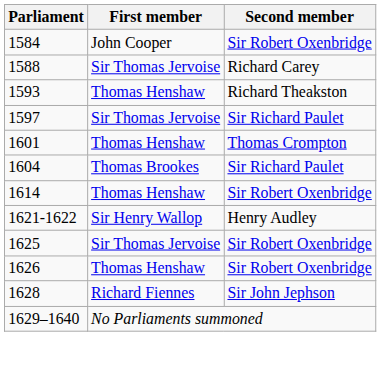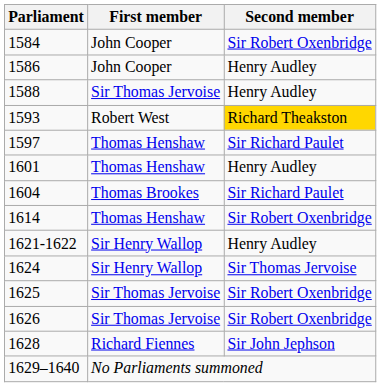+ row: (24, 67)
(273, 67) Richard Carey -> (272, 92) Henry Audley
(148, 92) Thomas Henshaw -> (130, 117) Robert West
(287, 92) no background -> (287, 117) gold background
(156, 117) Sir Thomas Jervoise -> (148, 142) Thomas Henshaw
(287, 142) Thomas Crompton -> (272, 167) Henry Audley
+ row: (24, 268)
(148, 268) Thomas Henshaw -> (156, 318) Sir Thomas Jervoise
